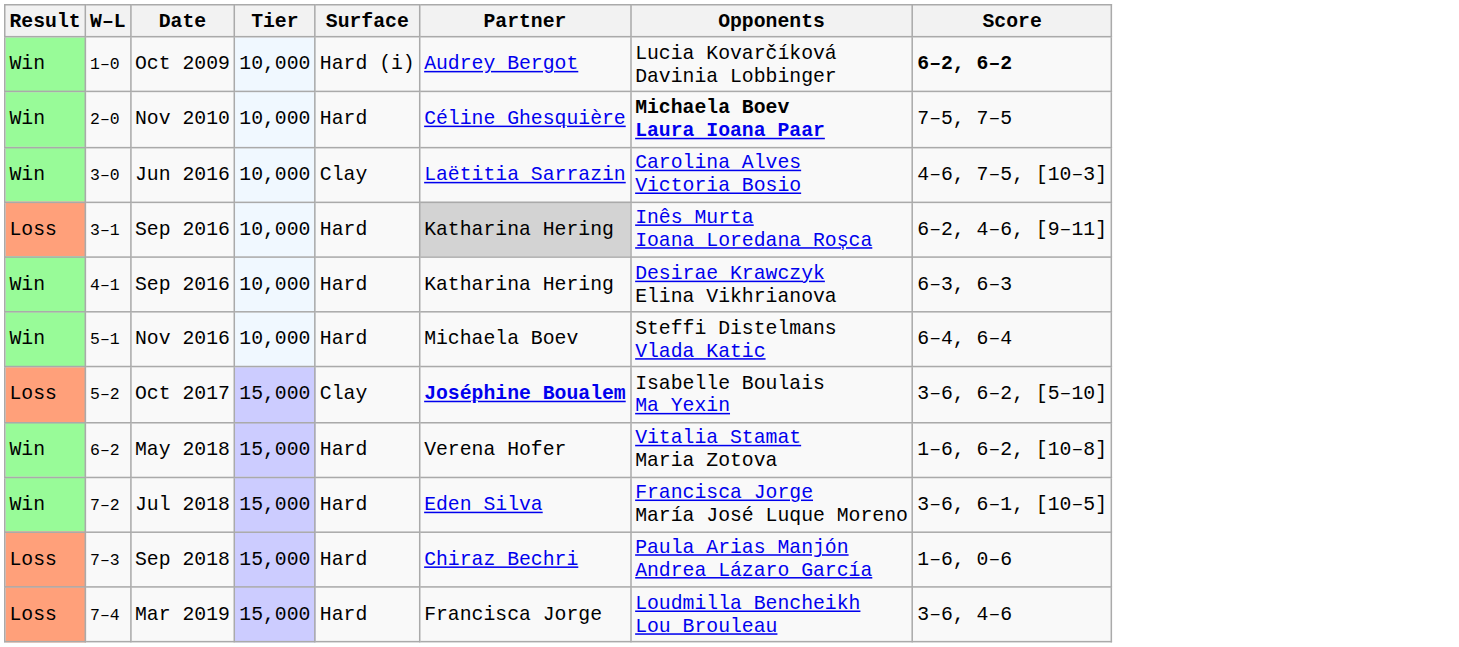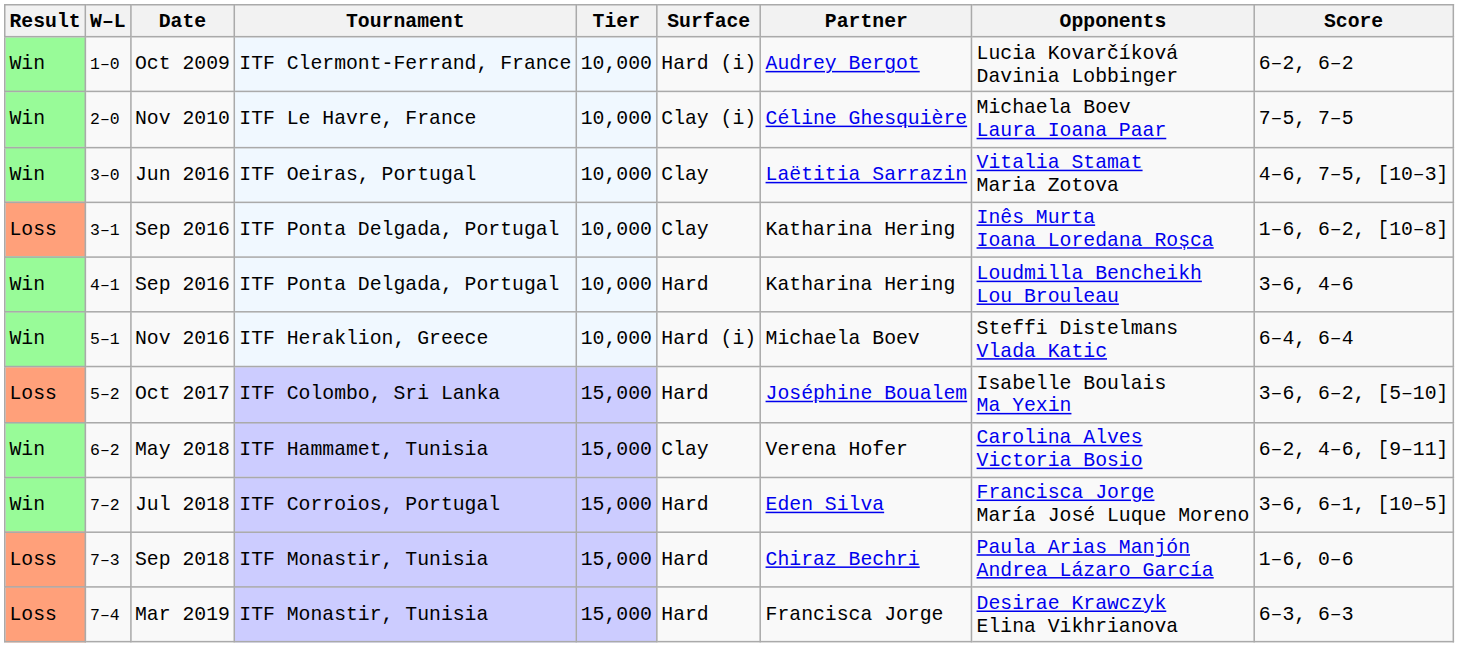+ column: (405, 21)
(965, 64) bold -> (1306, 64) normal
(344, 119) Hard -> (709, 119) Clay (i)
(730, 119) bold -> (1071, 119) normal
(718, 174) Carolina Alves Victoria Bosio -> (1060, 174) Vitalia Stamat Maria Zotova
(344, 229) Hard -> (685, 229) Clay
(519, 229) lightgrey background -> (860, 229) no background
(1012, 229) 6–2, 4–6, [9–11] -> (1354, 229) 1–6, 6–2, [10–8]
(736, 284) Desirae Krawczyk Elina Vikhrianova -> (1089, 284) Loudmilla Bencheikh Lou Brouleau
(965, 284) 6–3, 6–3 -> (1306, 284) 3–6, 4–6
(344, 339) Hard -> (709, 339) Hard (i)
(344, 394) Clay -> (685, 394) Hard
(525, 394) bold -> (866, 394) normal
(344, 450) Hard -> (685, 450) Clay
(718, 450) Vitalia Stamat Maria Zotova -> (1060, 450) Carolina Alves Victoria Bosio
(1012, 450) 1–6, 6–2, [10–8] -> (1354, 450) 6–2, 4–6, [9–11]
(748, 615) Loudmilla Bencheikh Lou Brouleau -> (1077, 615) Desirae Krawczyk Elina Vikhrianova
(965, 615) 3–6, 4–6 -> (1306, 615) 6–3, 6–3
